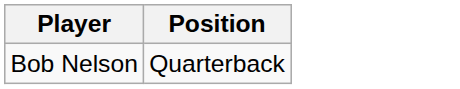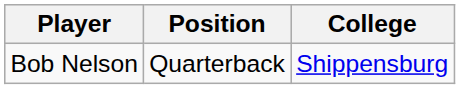+ column: (372, 24)
